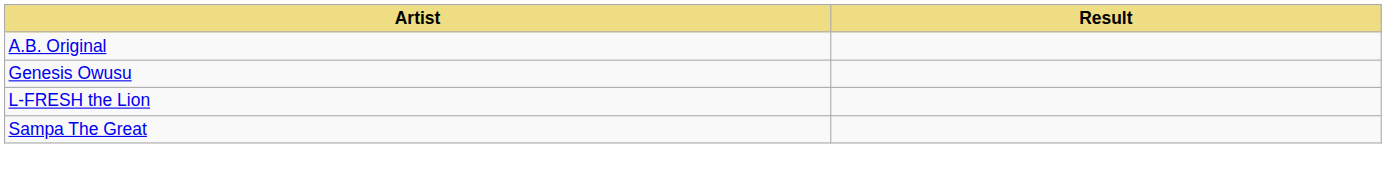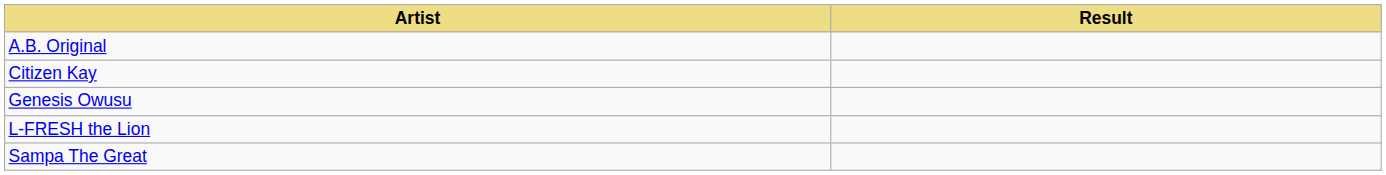+ row: (53, 73)
